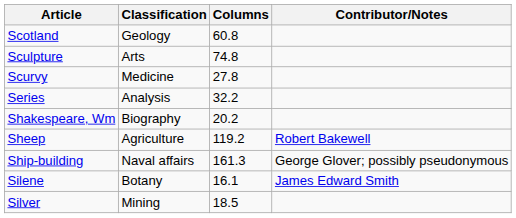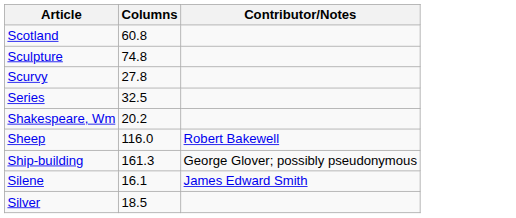- column: (164, 14)
(226, 98) 32.2 -> (134, 98) 32.5
(229, 139) 119.2 -> (137, 139) 116.0
